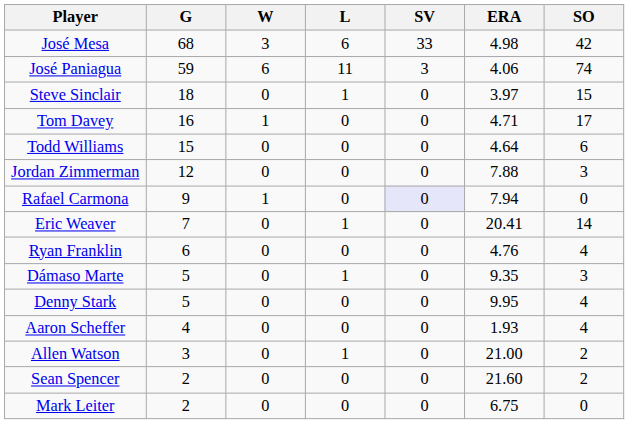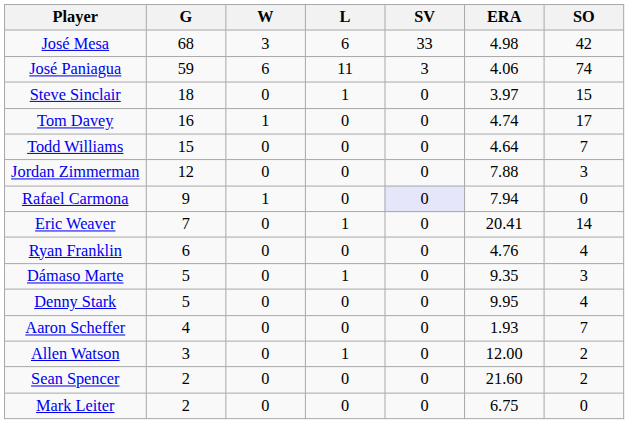(504, 120) 4.71 -> (504, 120) 4.74
(584, 146) 6 -> (584, 146) 7
(584, 328) 4 -> (584, 328) 7
(504, 353) 21.00 -> (504, 353) 12.00
